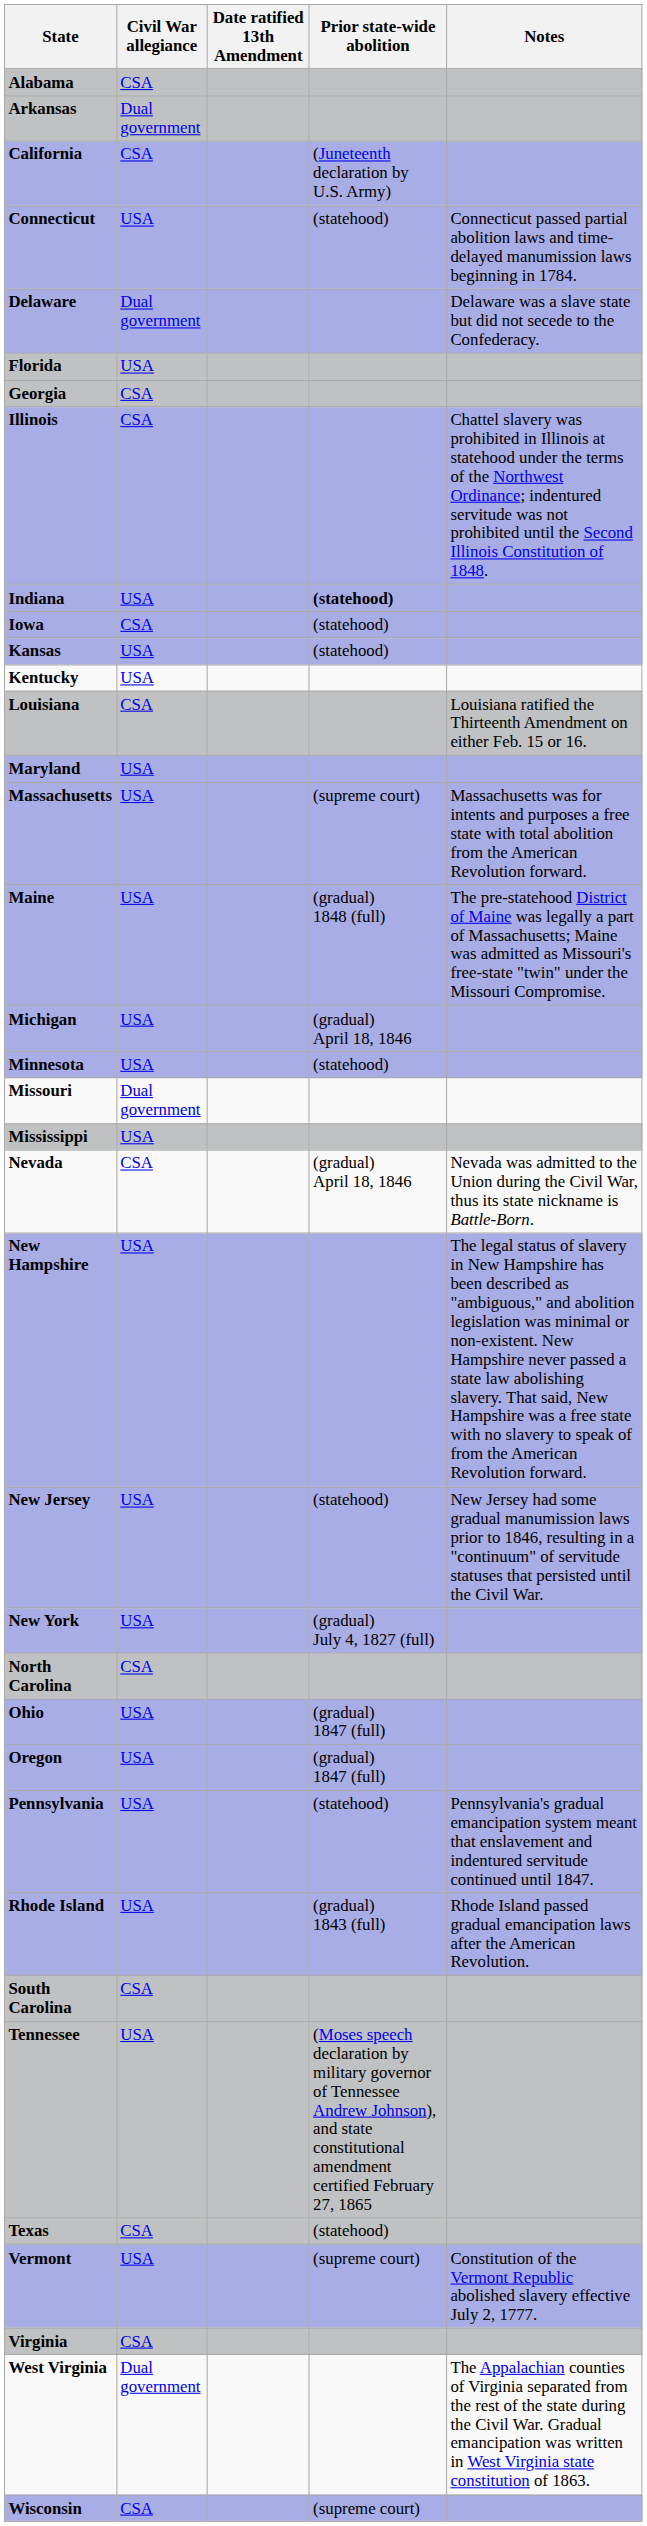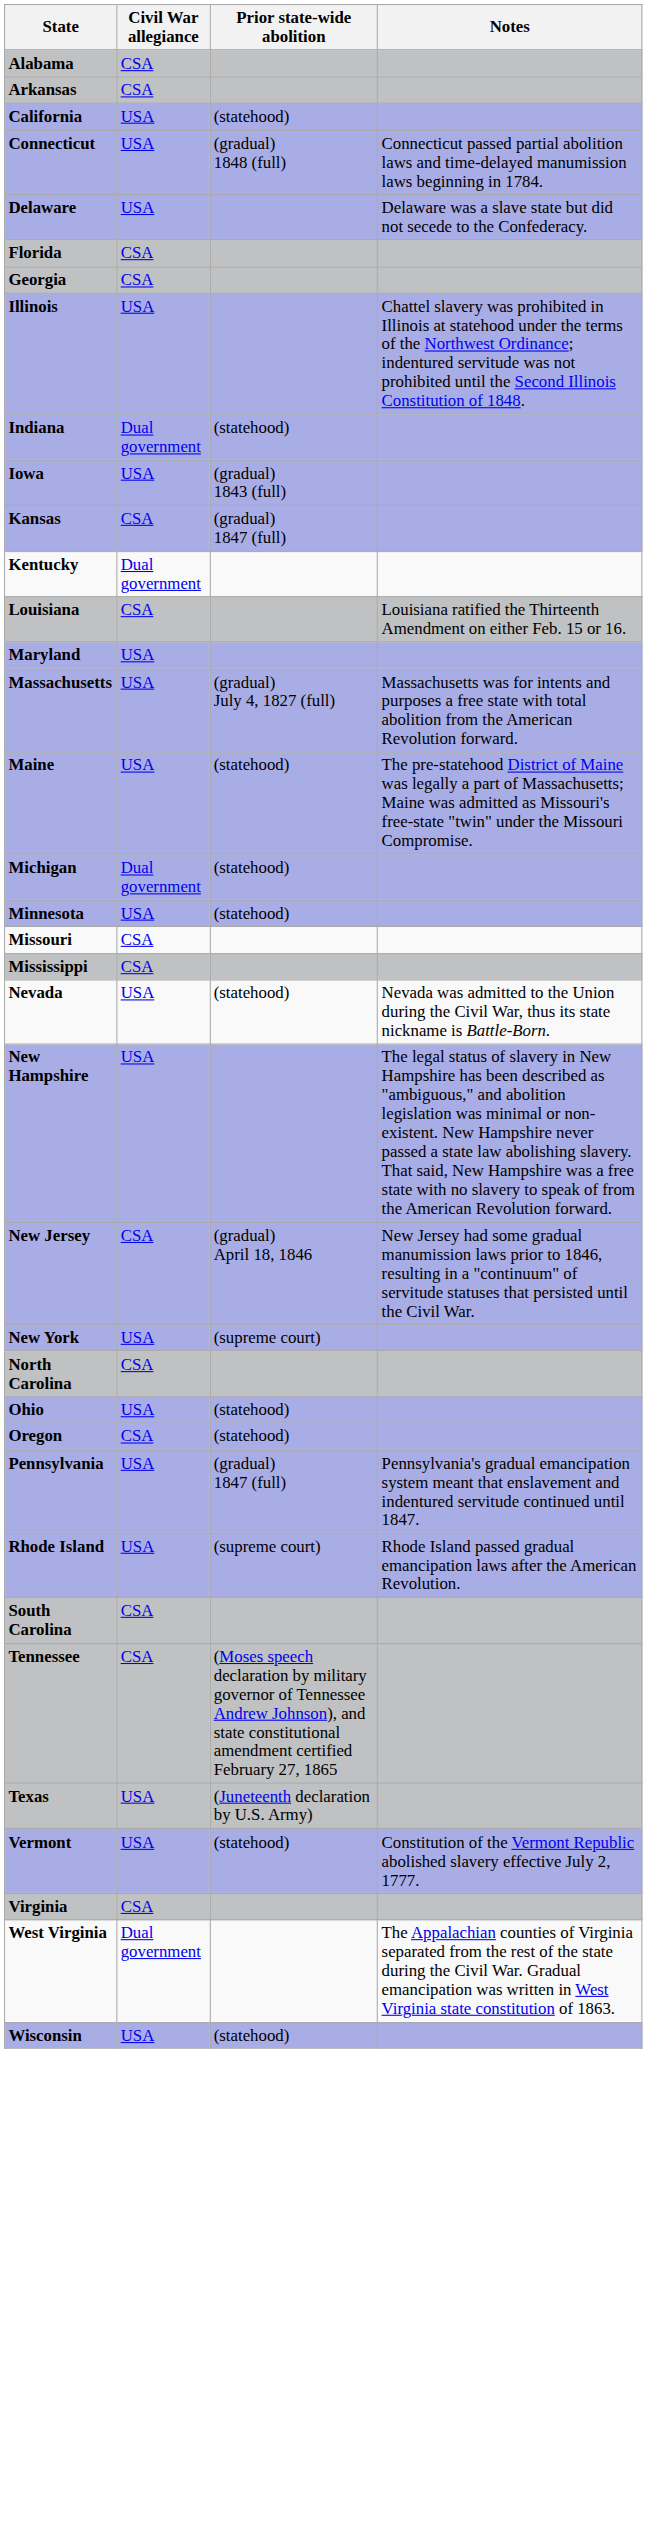- column: (258, 36)
(160, 118) Dual government -> (137, 90) CSA
(137, 154) CSA -> (138, 116) USA
(361, 173) (Juneteenth declaration by U.S. Army) -> (252, 116) (statehood)
(351, 218) (statehood) -> (250, 152) (gradual) 1848 (full)
(160, 311) Dual government -> (138, 207) USA
(137, 366) USA -> (137, 253) CSA
(137, 419) CSA -> (138, 306) USA
(137, 597) USA -> (161, 437) Dual government
(353, 597) bold -> (252, 427) normal
(137, 624) CSA -> (138, 473) USA
(351, 624) (statehood) -> (250, 482) (gradual) 1843 (full)
(137, 651) USA -> (137, 518) CSA
(351, 651) (statehood) -> (250, 528) (gradual) 1847 (full)
(137, 677) USA -> (161, 573) Dual government
(367, 795) (supreme court) -> (274, 691) (gradual) July 4, 1827 (full)
(349, 907) (gradual) 1848 (full) -> (252, 765) (statehood)
(137, 1018) USA -> (161, 877) Dual government
(362, 1028) (gradual) April 18, 1846 -> (252, 867) (statehood)
(160, 1100) Dual government -> (137, 939) CSA
(137, 1136) USA -> (137, 966) CSA
(137, 1163) CSA -> (138, 993) USA
(362, 1172) (gradual) April 18, 1846 -> (252, 993) (statehood)
(137, 1500) USA -> (137, 1235) CSA
(351, 1500) (statehood) -> (263, 1244) (gradual) April 18, 1846
(374, 1630) (gradual) July 4, 1827 (full) -> (267, 1337) (supreme court)
(349, 1721) (gradual) 1847 (full) -> (252, 1409) (statehood)
(137, 1757) USA -> (137, 1436) CSA
(349, 1767) (gradual) 1847 (full) -> (252, 1436) (statehood)
(351, 1803) (statehood) -> (250, 1472) (gradual) 1847 (full)
(349, 1915) (gradual) 1843 (full) -> (267, 1546) (supreme court)
(137, 2034) USA -> (137, 1656) CSA
(137, 2231) CSA -> (138, 1796) USA
(351, 2231) (statehood) -> (292, 1805) (Juneteenth declaration by U.S. Army)
(367, 2257) (supreme court) -> (252, 1842) (statehood)
(137, 2507) CSA -> (138, 2035) USA
(367, 2507) (supreme court) -> (252, 2035) (statehood)
